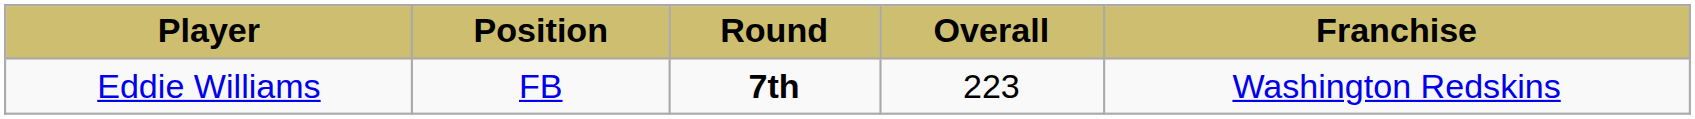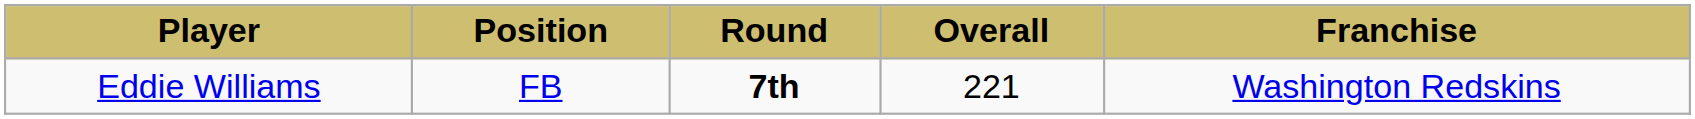(991, 85) 223 -> (991, 85) 221
